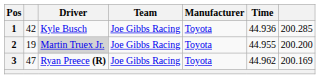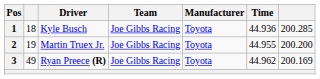(31, 29) 42 -> (31, 29) 18
(72, 45) lightgrey background -> (72, 45) no background
(31, 61) 47 -> (31, 61) 49
